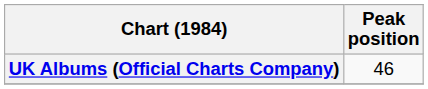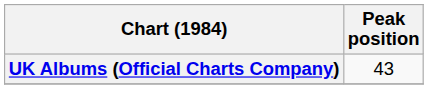(384, 68) 46 -> (384, 68) 43
